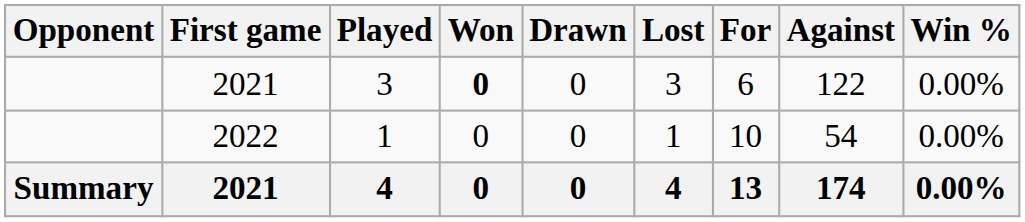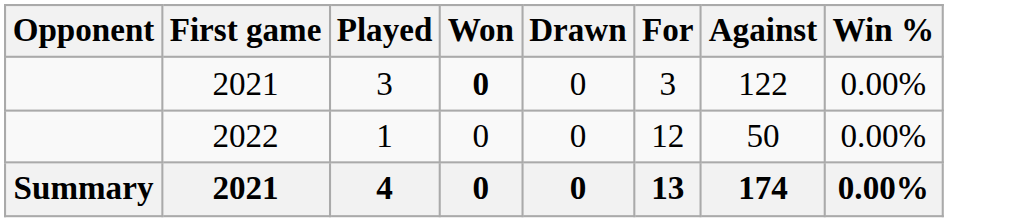- column: (673, 30)
(746, 83) 6 -> (668, 83) 3
(746, 135) 10 -> (668, 135) 12
(841, 135) 54 -> (763, 135) 50
